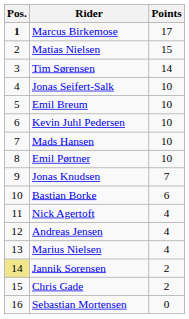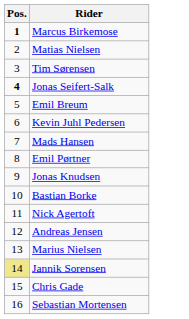- column: (167, 13)
(17, 86) normal -> (17, 86) bold
